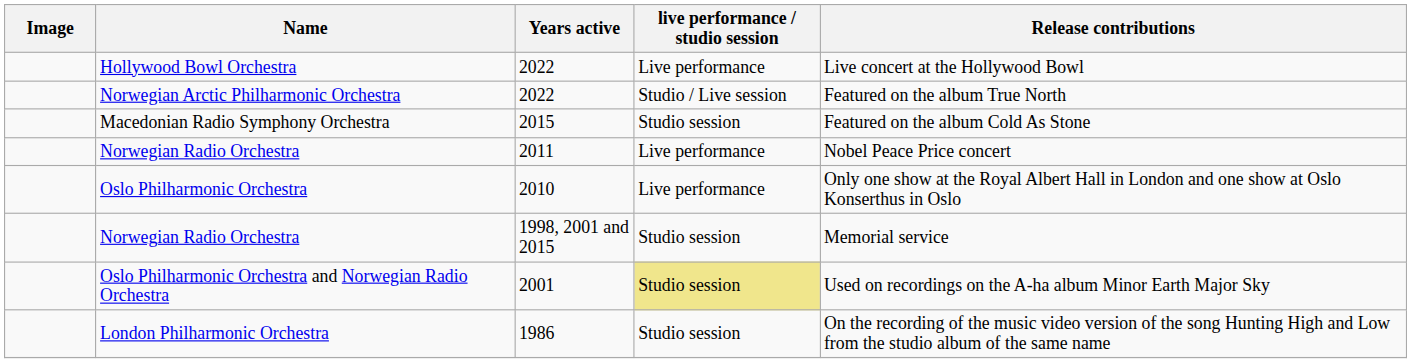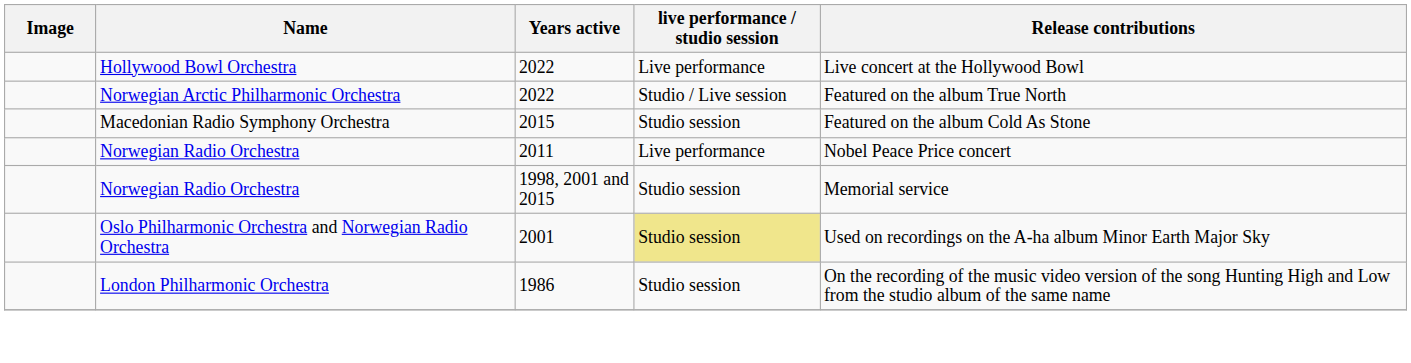- row: (204, 189)
